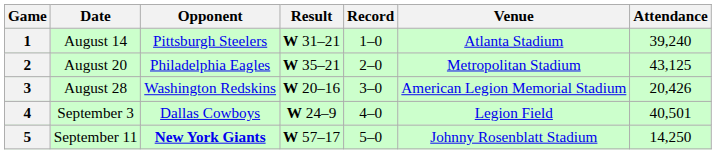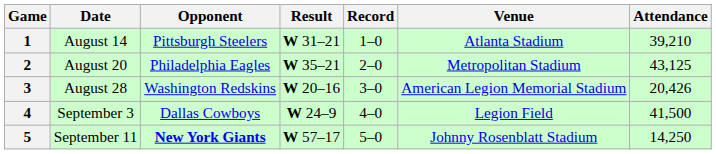(670, 40) 39,240 -> (670, 40) 39,210
(670, 112) 40,501 -> (670, 112) 41,500
